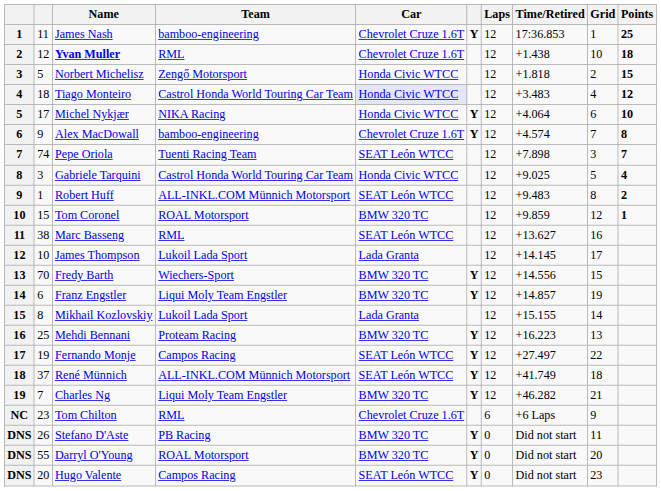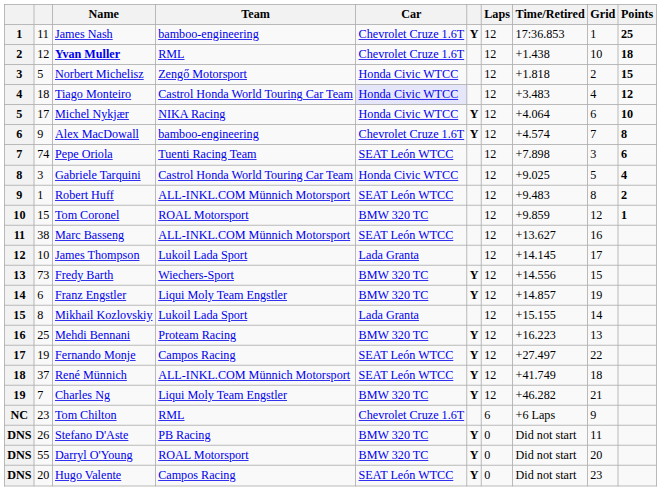(624, 155) 7 -> (624, 155) 6
(171, 235) RML -> (254, 235) ALL-INKL.COM Münnich Motorsport
(43, 275) 70 -> (43, 275) 73
